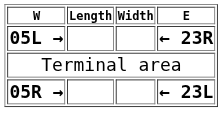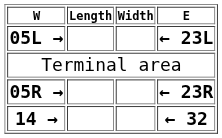(186, 39) ← 23R -> (186, 39) ← 23L
(186, 92) ← 23L -> (186, 92) ← 23R
+ row: (36, 119)
